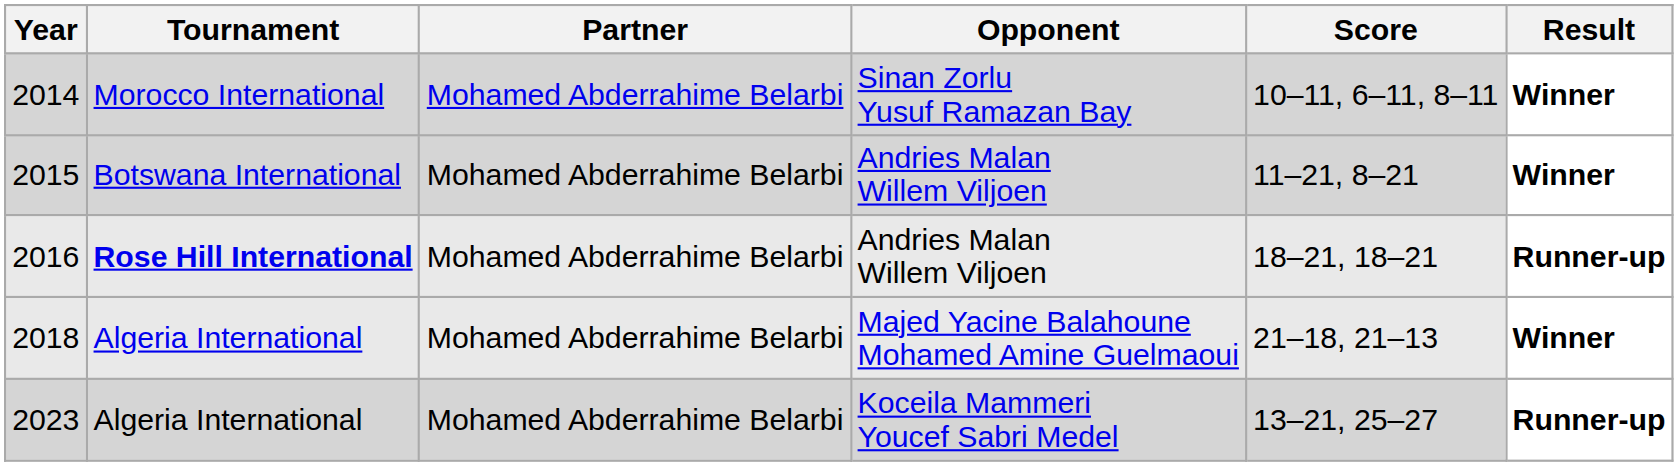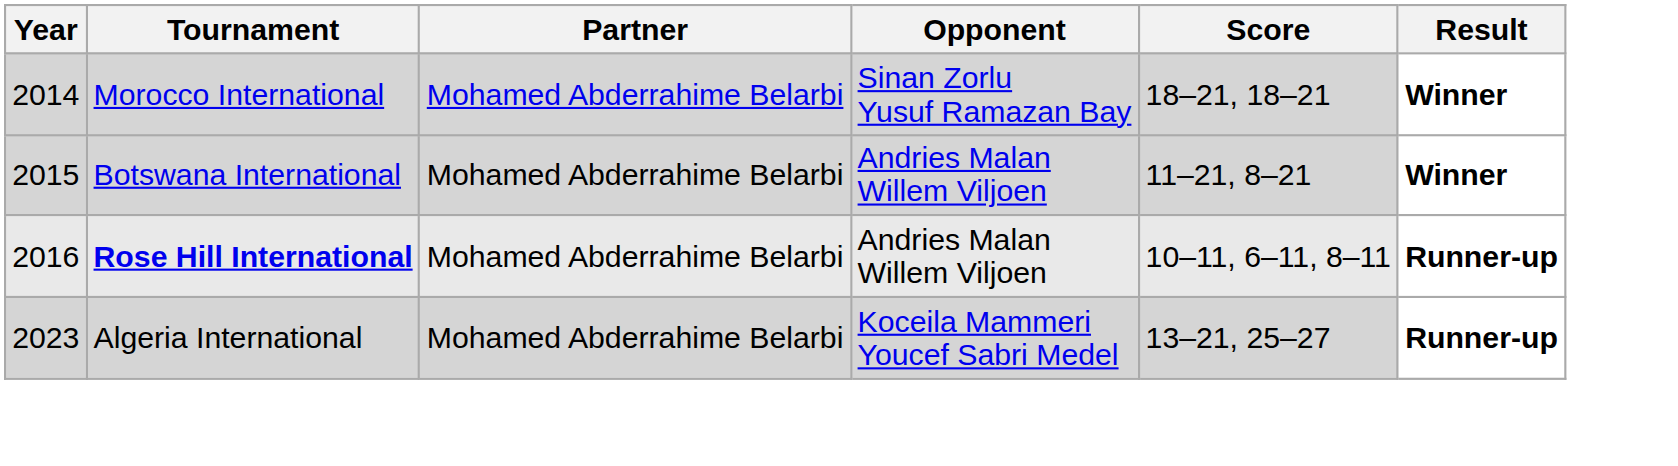(1376, 94) 10–11, 6–11, 8–11 -> (1238, 94) 18–21, 18–21
(1346, 257) 18–21, 18–21 -> (1268, 257) 10–11, 6–11, 8–11
- row: (46, 338)
